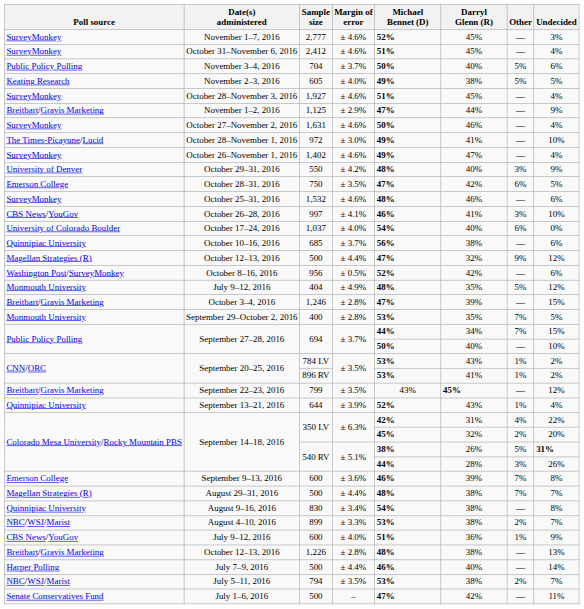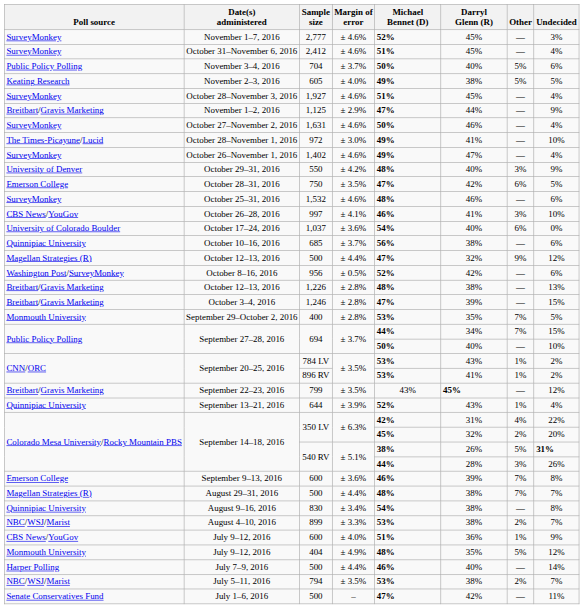(353, 228) ± 4.0% -> (353, 228) ± 3.6%
rows swapped: (242, 552) <-> (242, 287)
